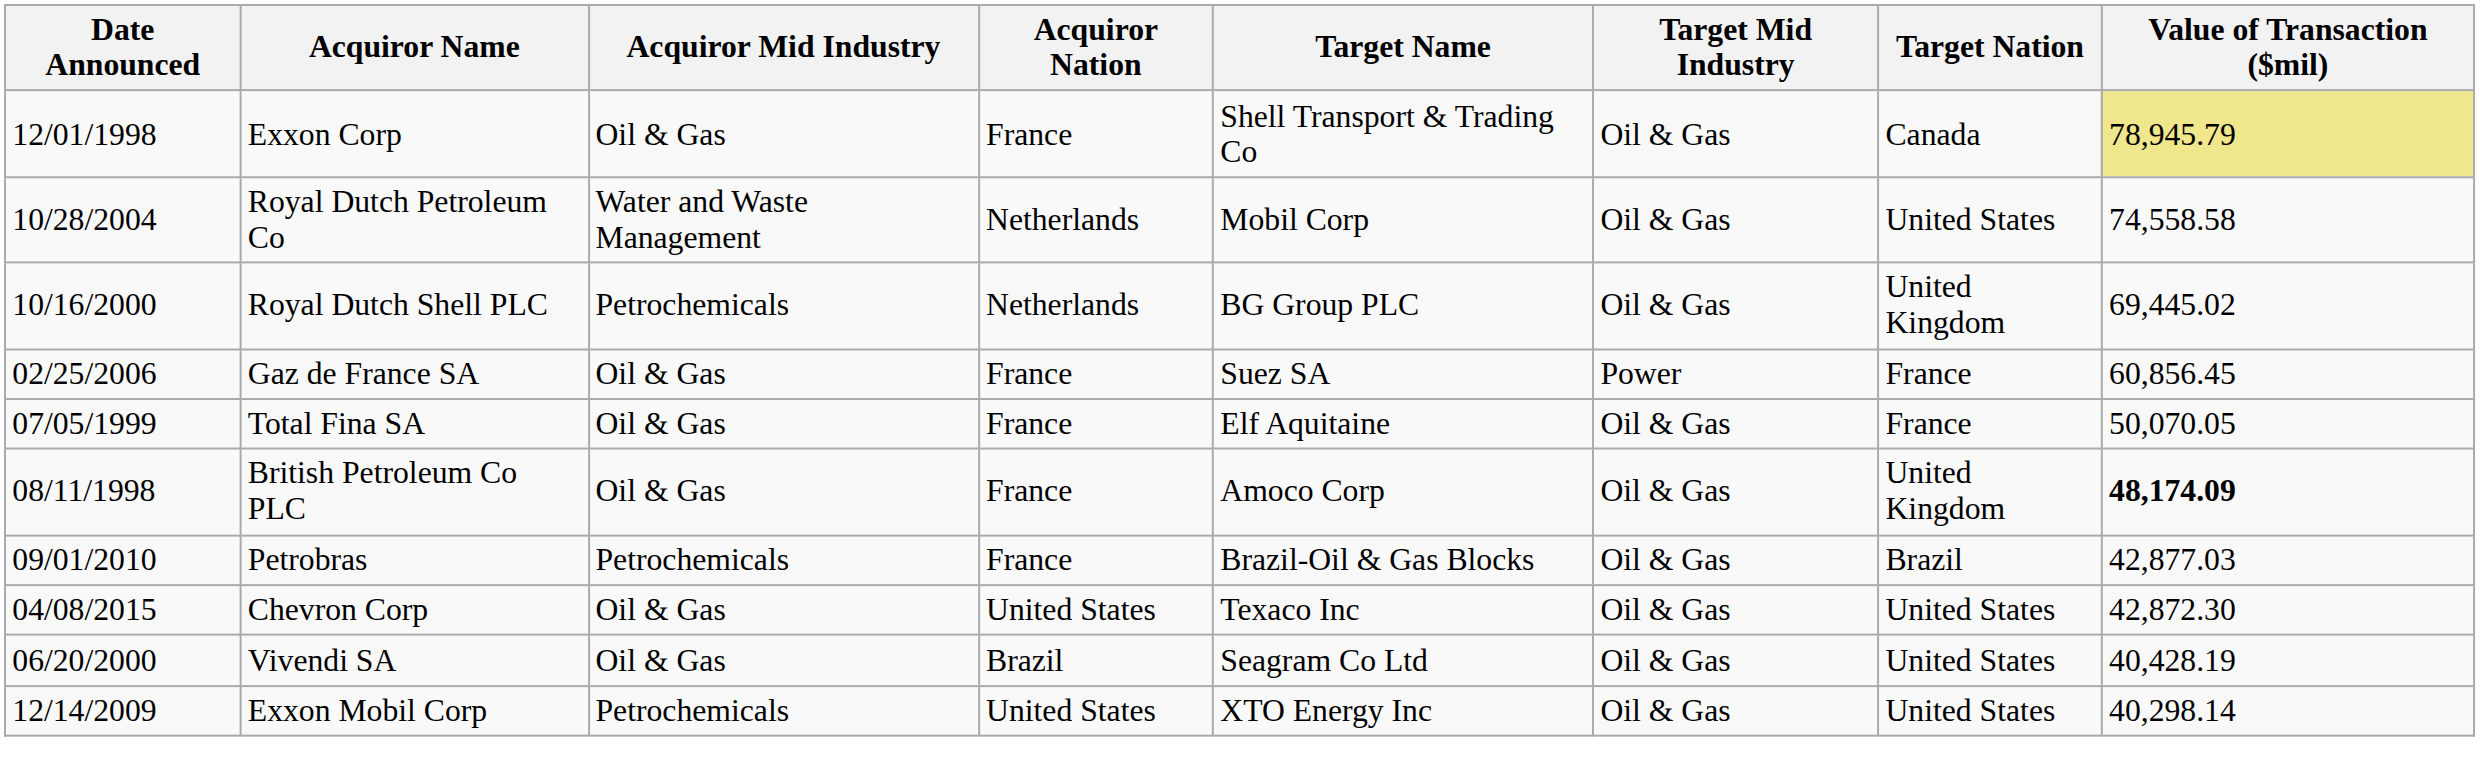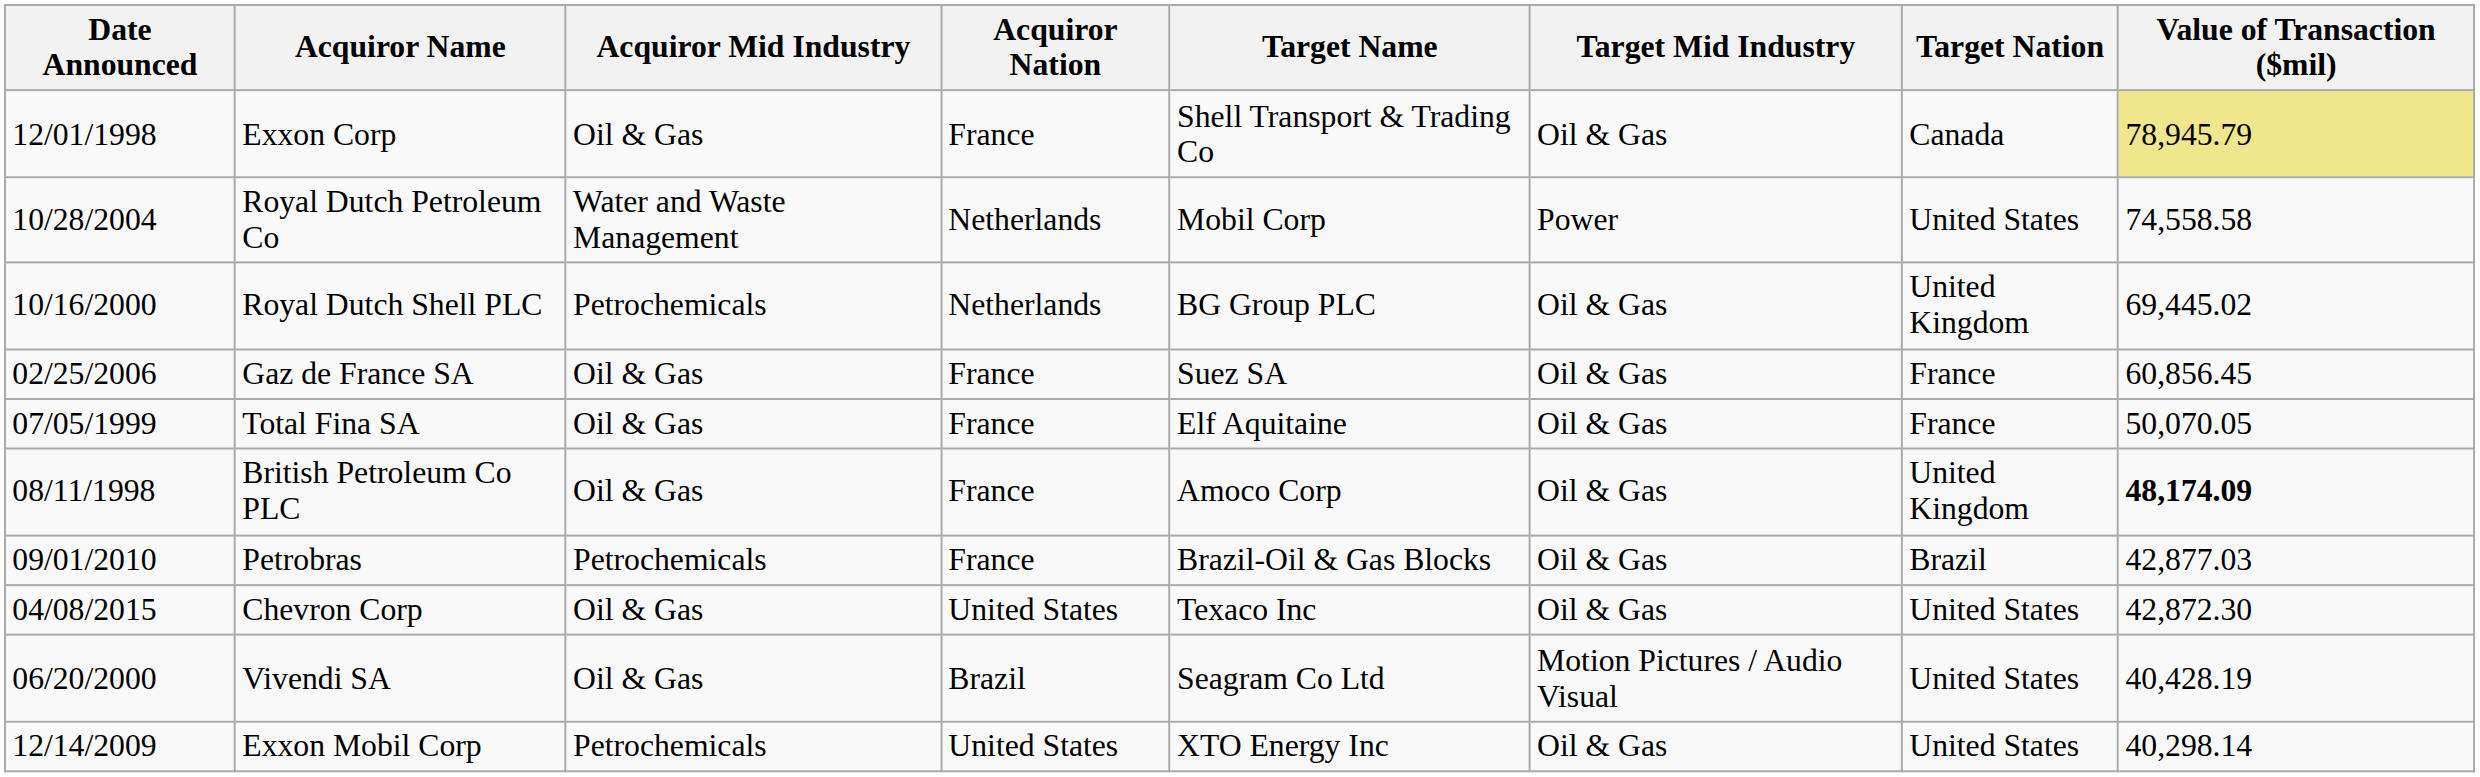(1665, 219) Oil & Gas -> (1578, 219) Power
(1641, 373) Power -> (1602, 373) Oil & Gas
(1665, 660) Oil & Gas -> (1690, 677) Motion Pictures / Audio Visual
